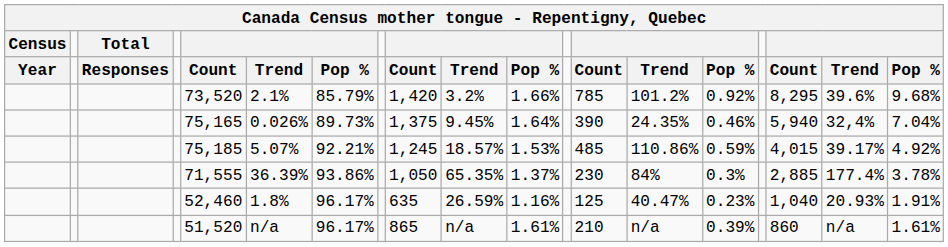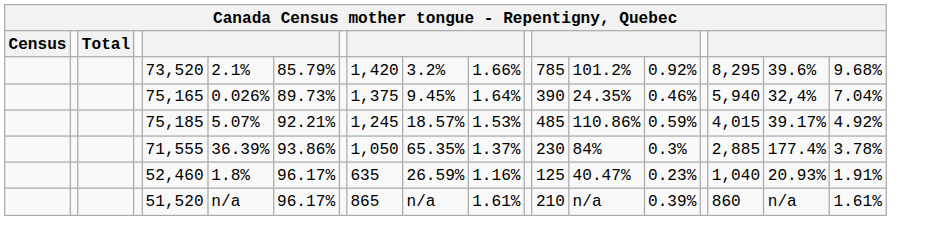- row: (37, 70)
